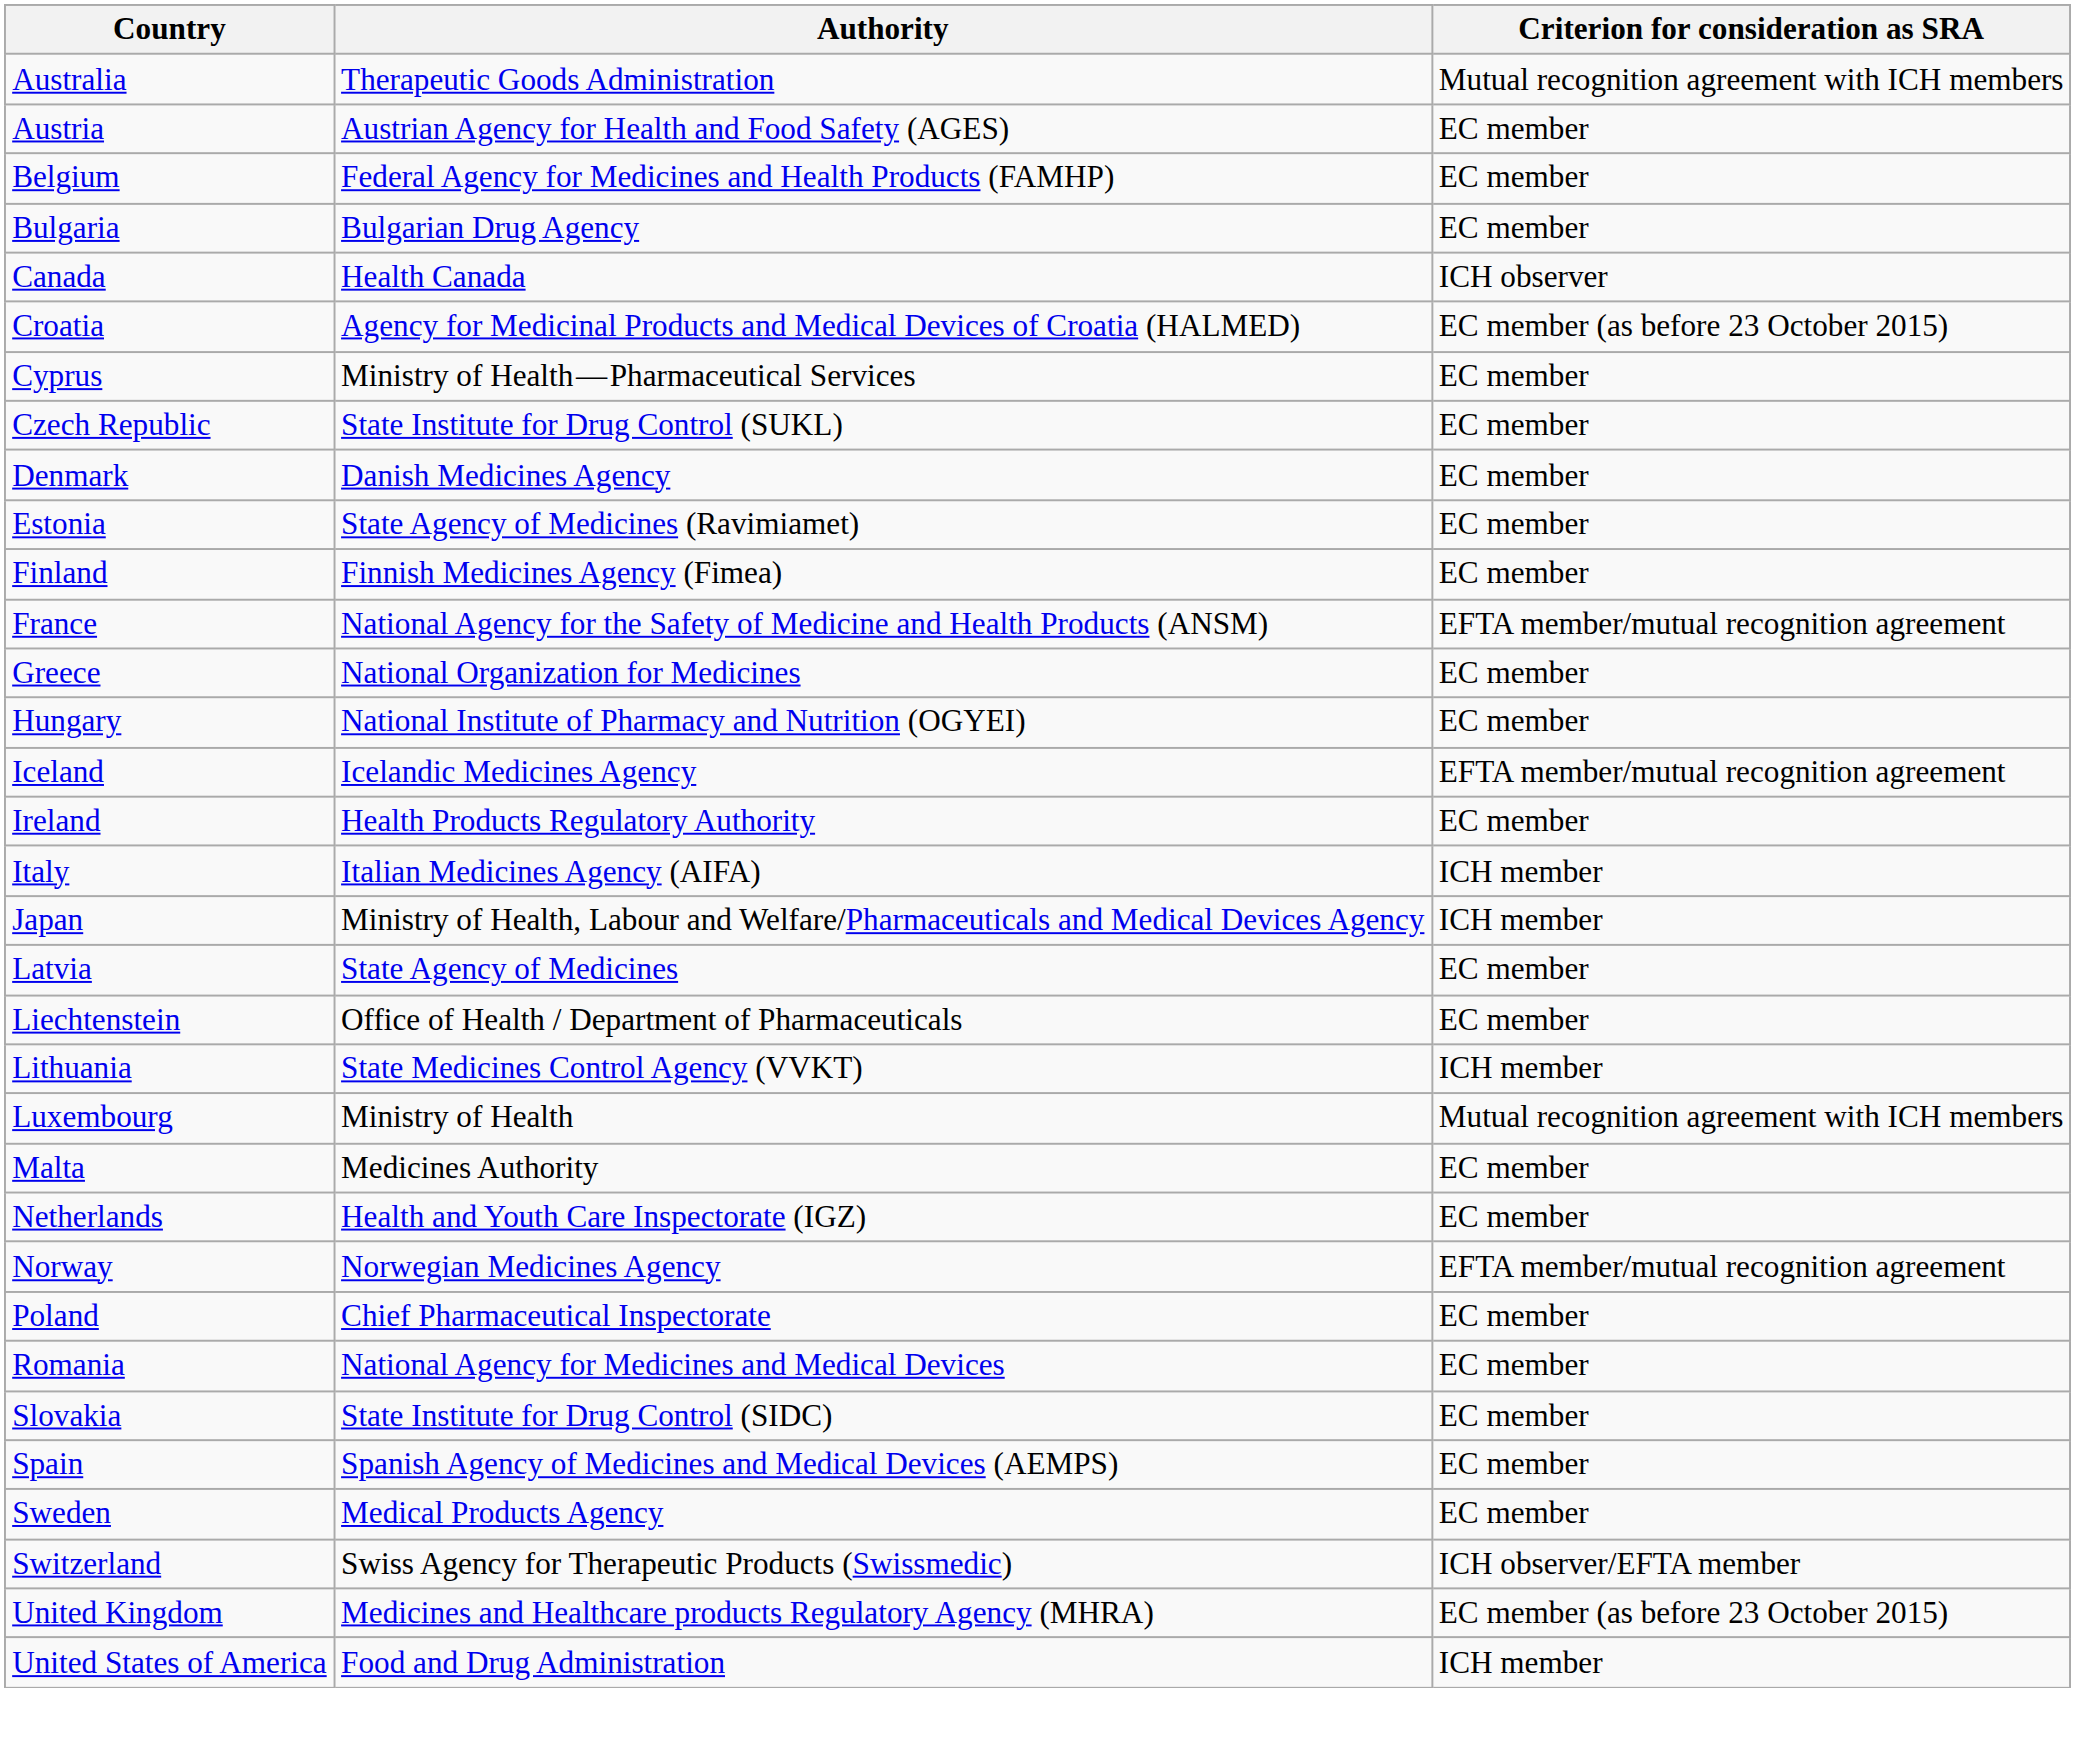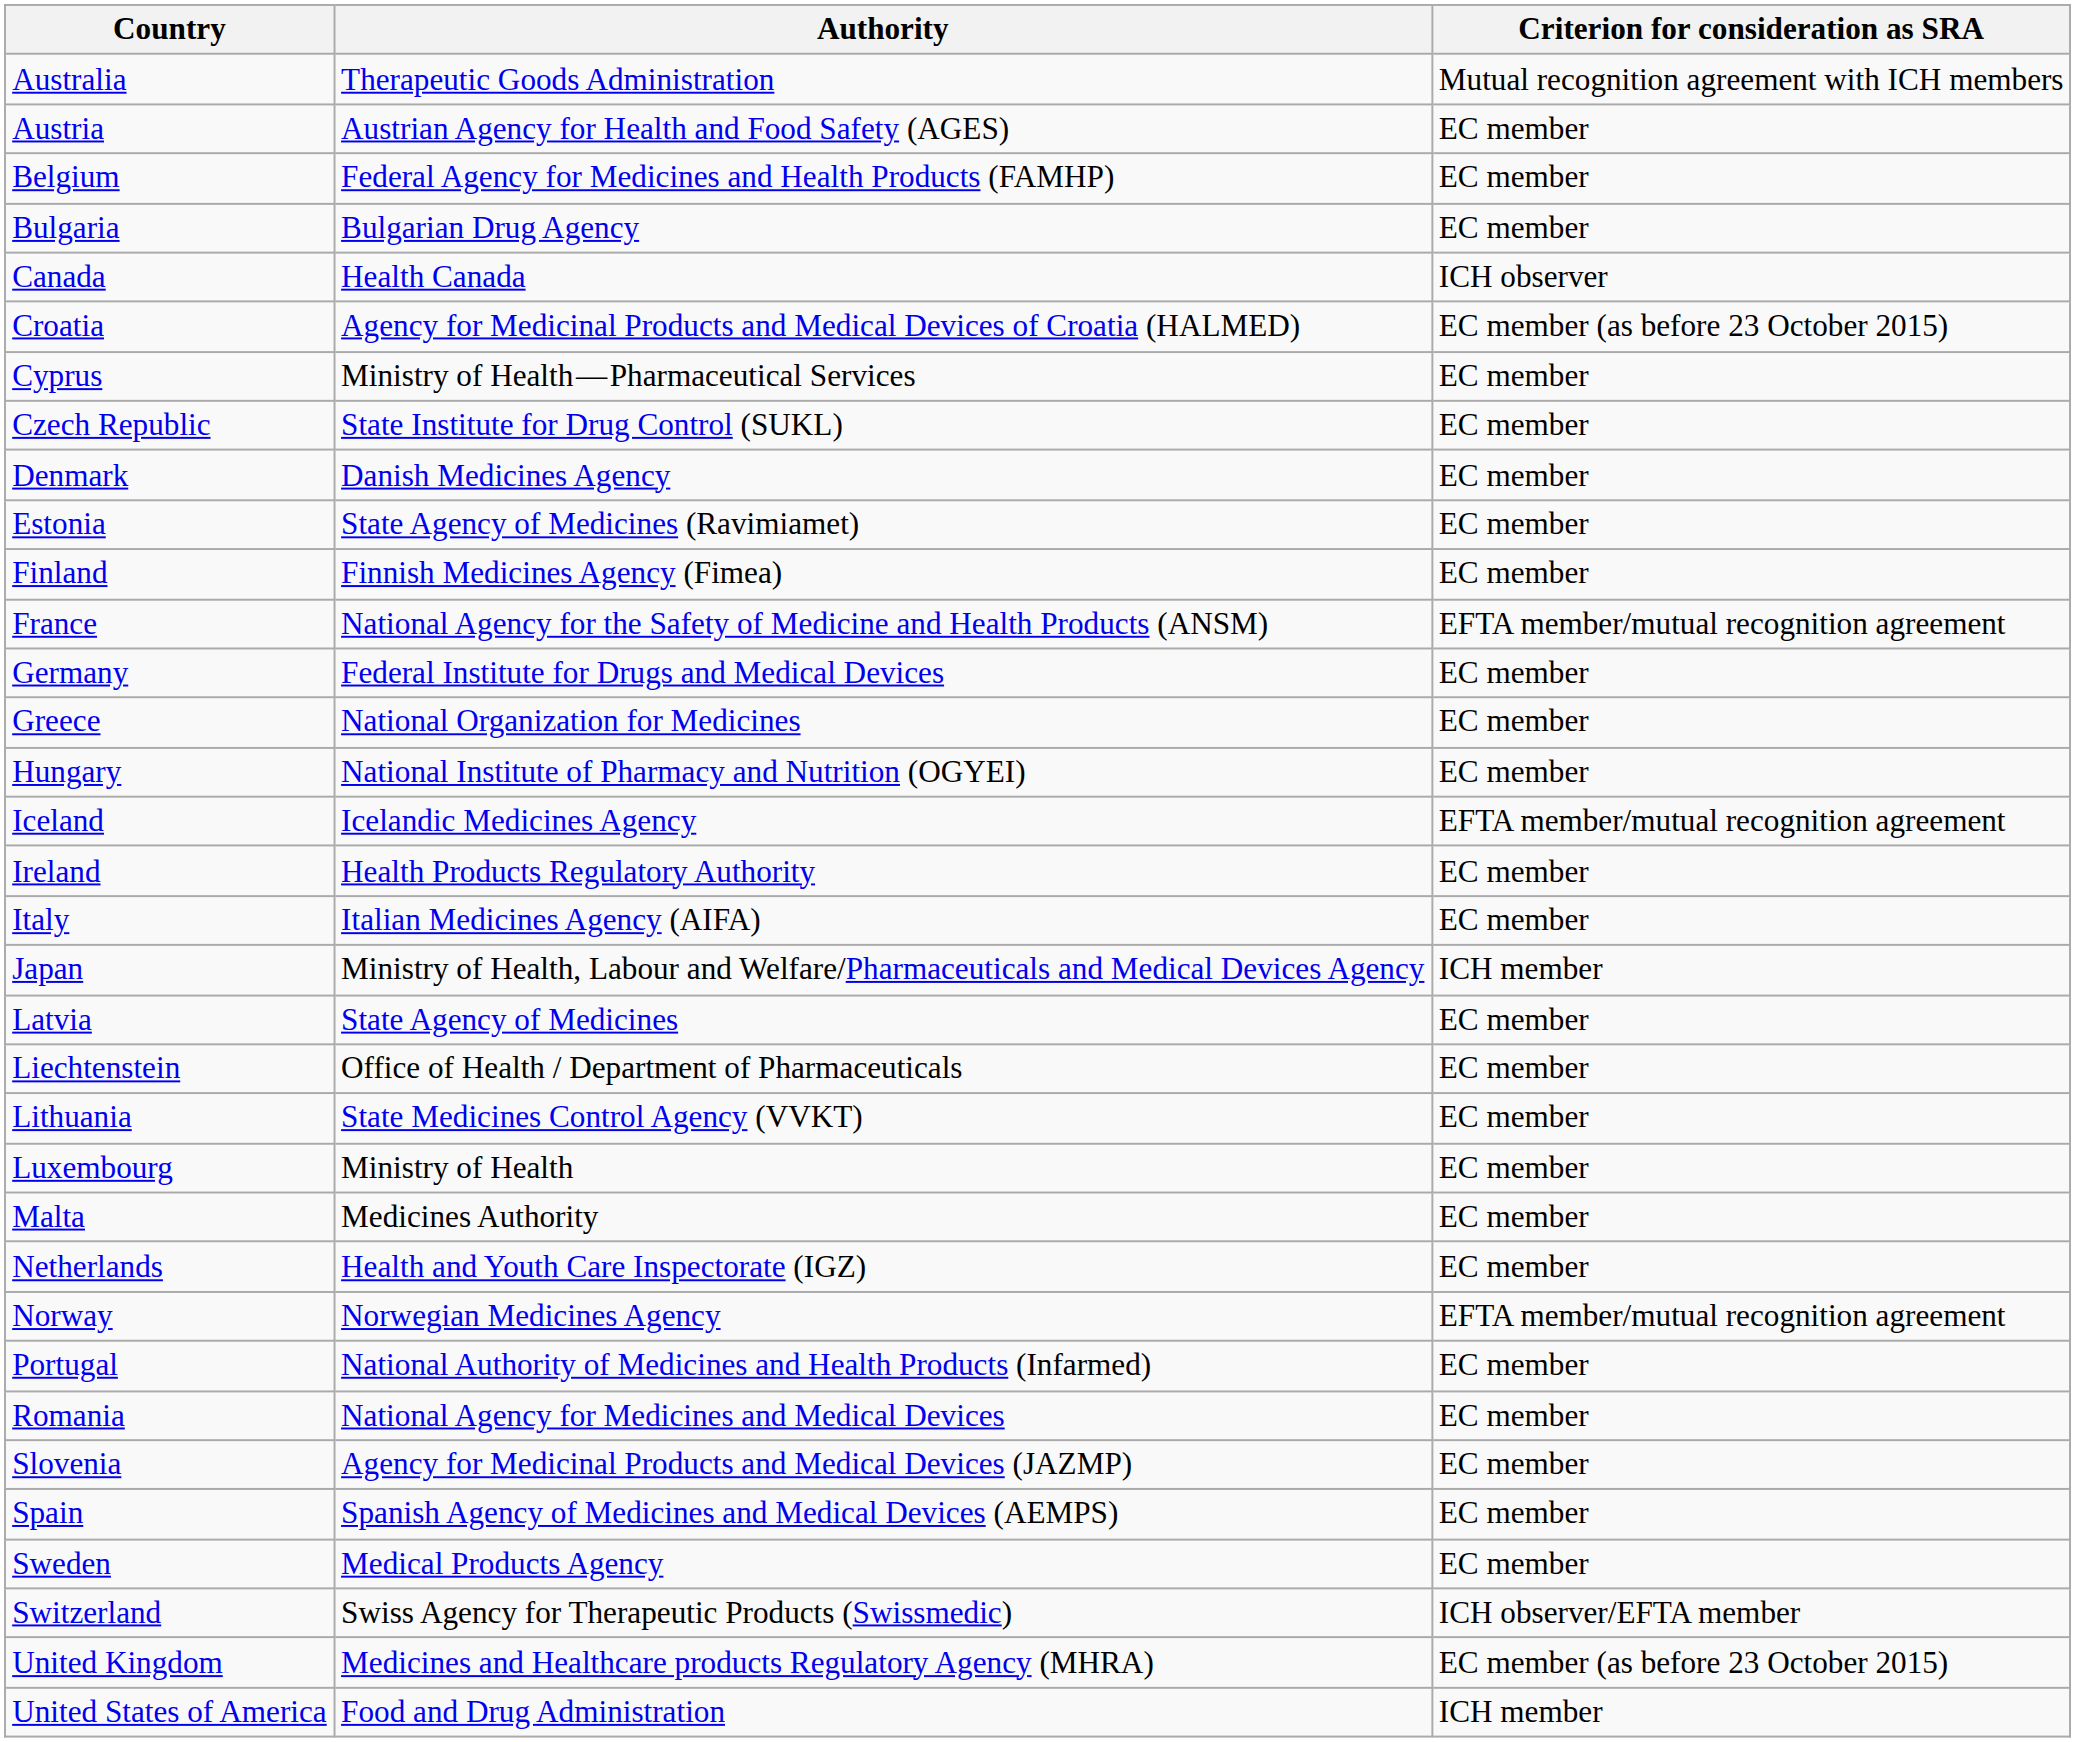+ row: (70, 672)
(1521, 870) ICH member -> (1514, 919) EC member
(1521, 1068) ICH member -> (1514, 1117) EC member
(1751, 1117) Mutual recognition agreement with ICH members -> (1514, 1167) EC member
- row: (56, 1315)
+ row: (65, 1365)
- row: (67, 1414)
+ row: (67, 1464)
